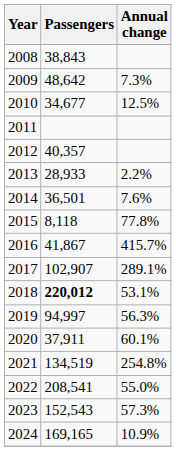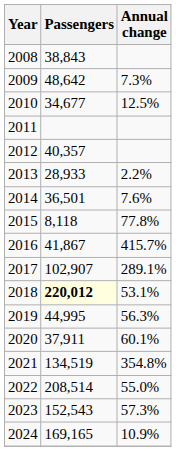(69, 292) no background -> (69, 292) lightyellow background
(65, 316) 94,997 -> (65, 316) 44,995
(144, 363) 254.8% -> (144, 363) 354.8%
(69, 387) 208,541 -> (69, 387) 208,514
